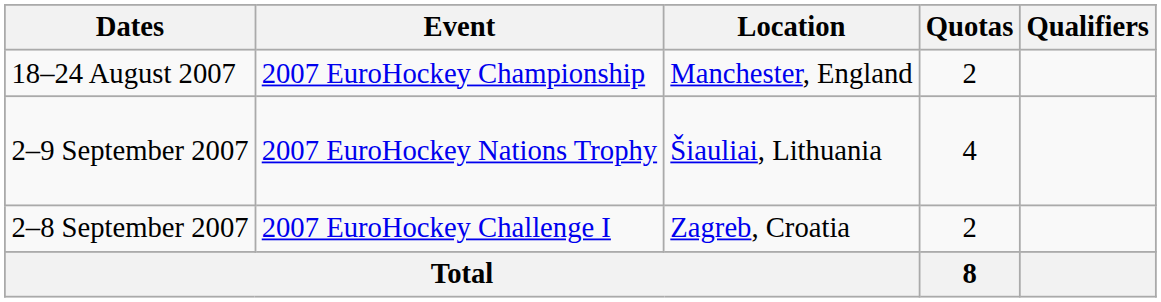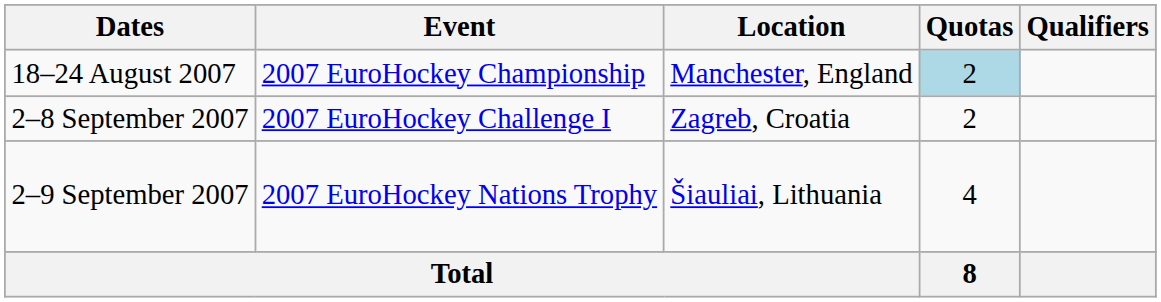(970, 72) no background -> (970, 72) lightblue background
rows swapped: (130, 150) <-> (130, 227)
